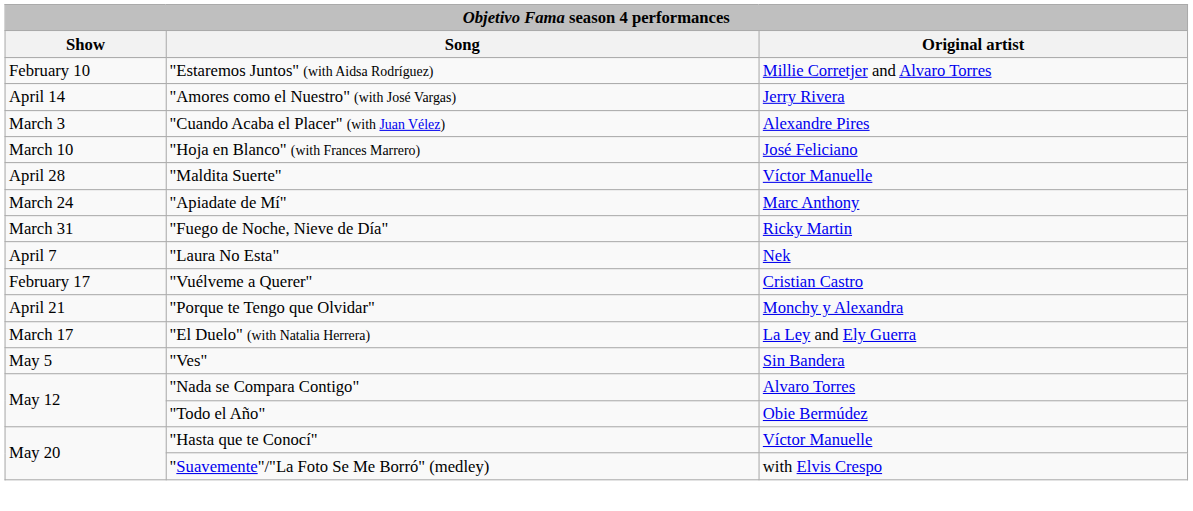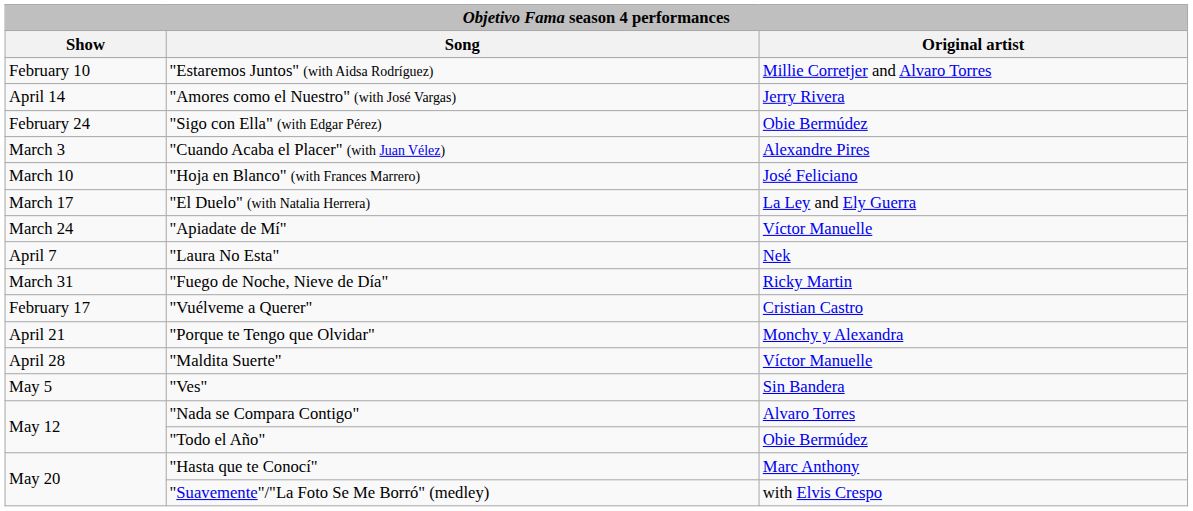+ row: (276, 123)
rows swapped: (270, 334) <-> (226, 176)
(811, 202) Marc Anthony -> (818, 228) Víctor Manuelle
rows swapped: (279, 228) <-> (224, 255)
(818, 439) Víctor Manuelle -> (811, 466) Marc Anthony
